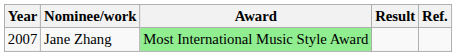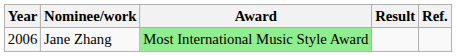(23, 39) 2007 -> (23, 39) 2006
